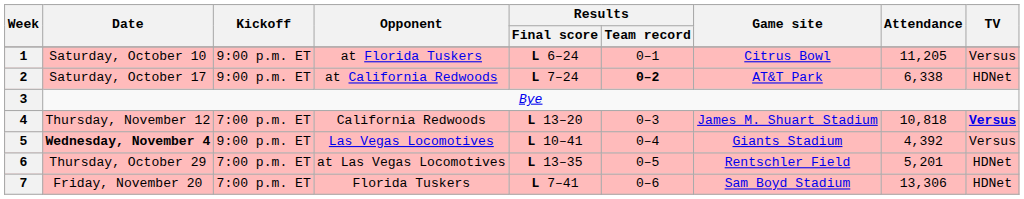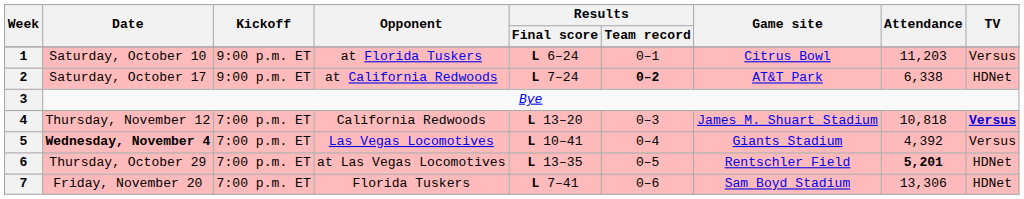(923, 58) 11,205 -> (923, 58) 11,203
(264, 142) 9:00 p.m. ET -> (264, 142) 7:00 p.m. ET
(923, 163) normal -> (923, 163) bold
